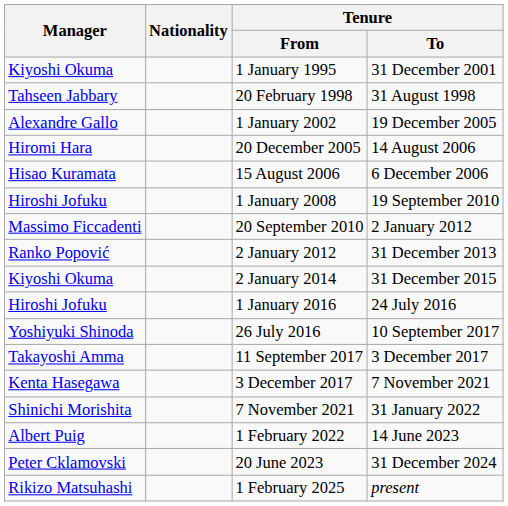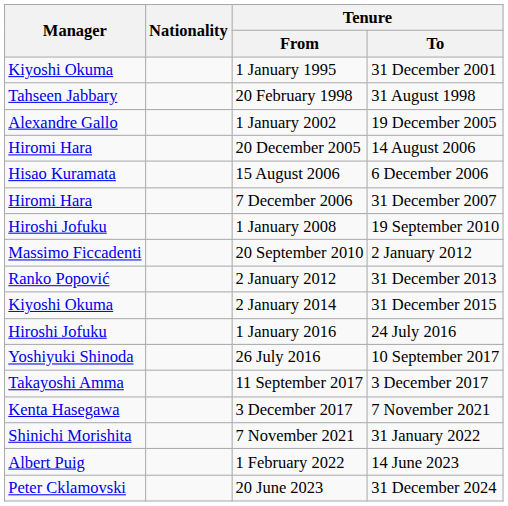+ row: (294, 200)
- row: (290, 488)
